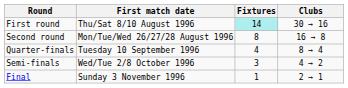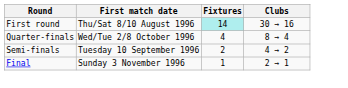- row: (35, 37)
(139, 50) Tuesday 10 September 1996 -> (136, 37) Wed/Tue 2/8 October 1996
(136, 63) Wed/Tue 2/8 October 1996 -> (139, 50) Tuesday 10 September 1996
(257, 63) 3 -> (223, 50) 2
